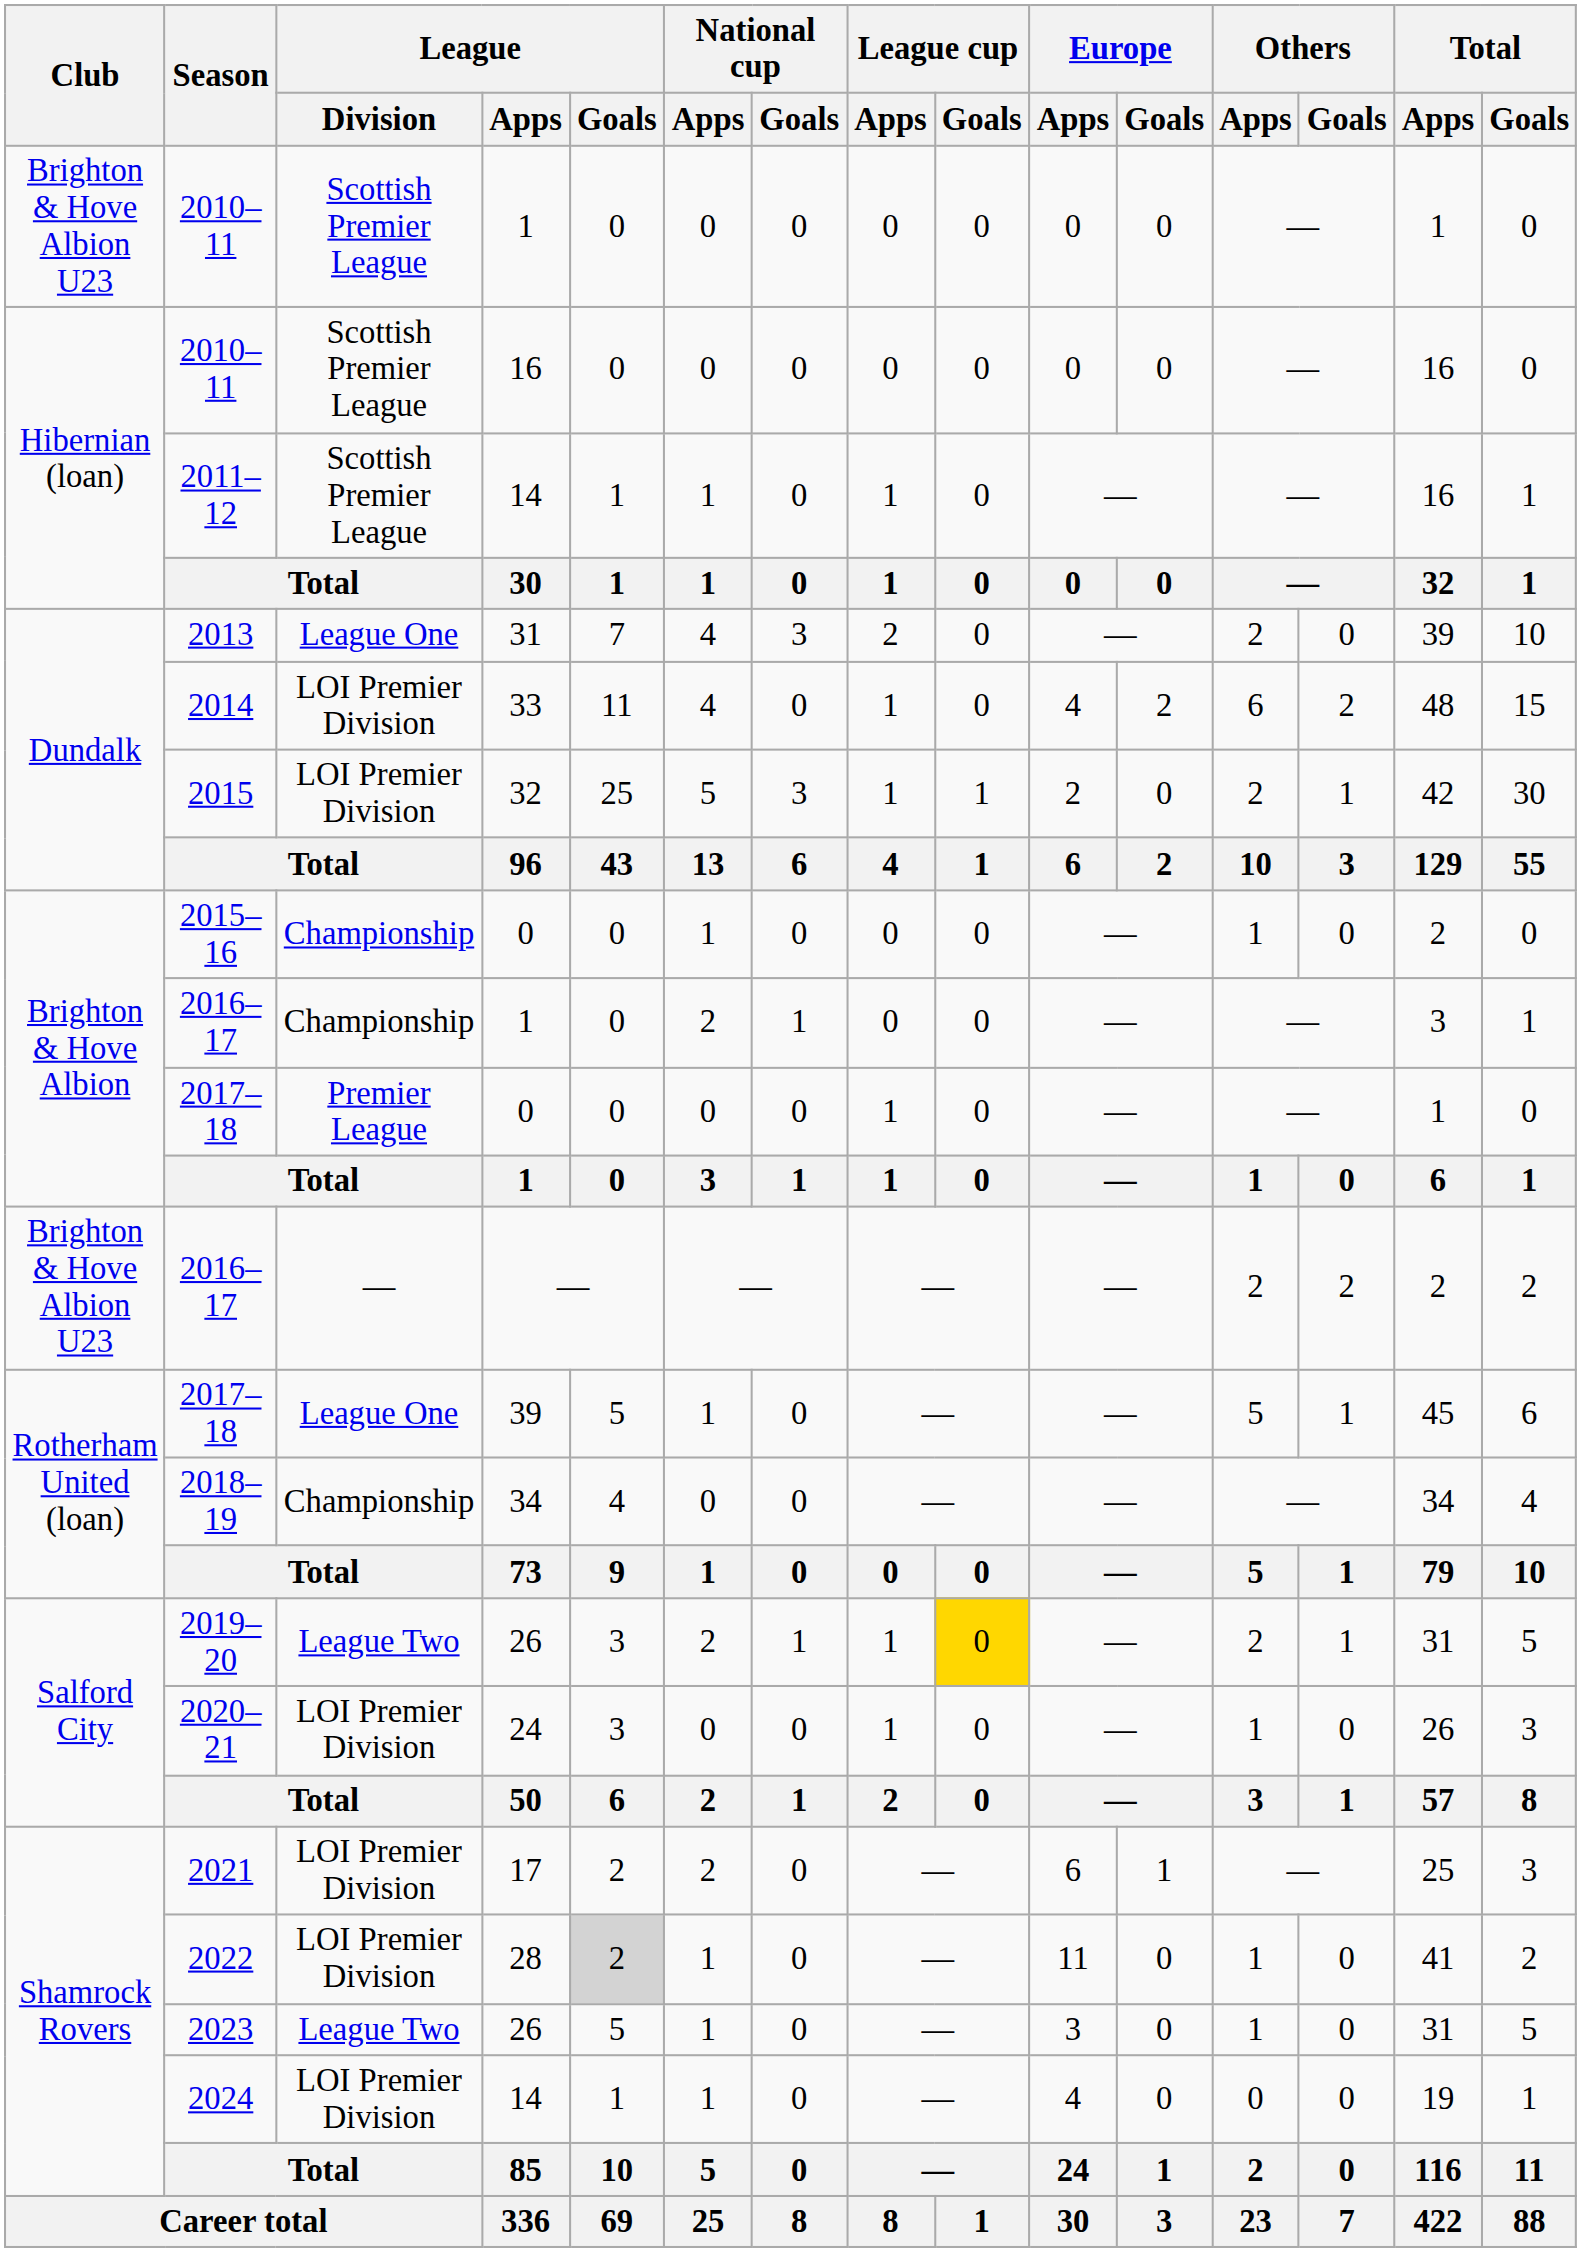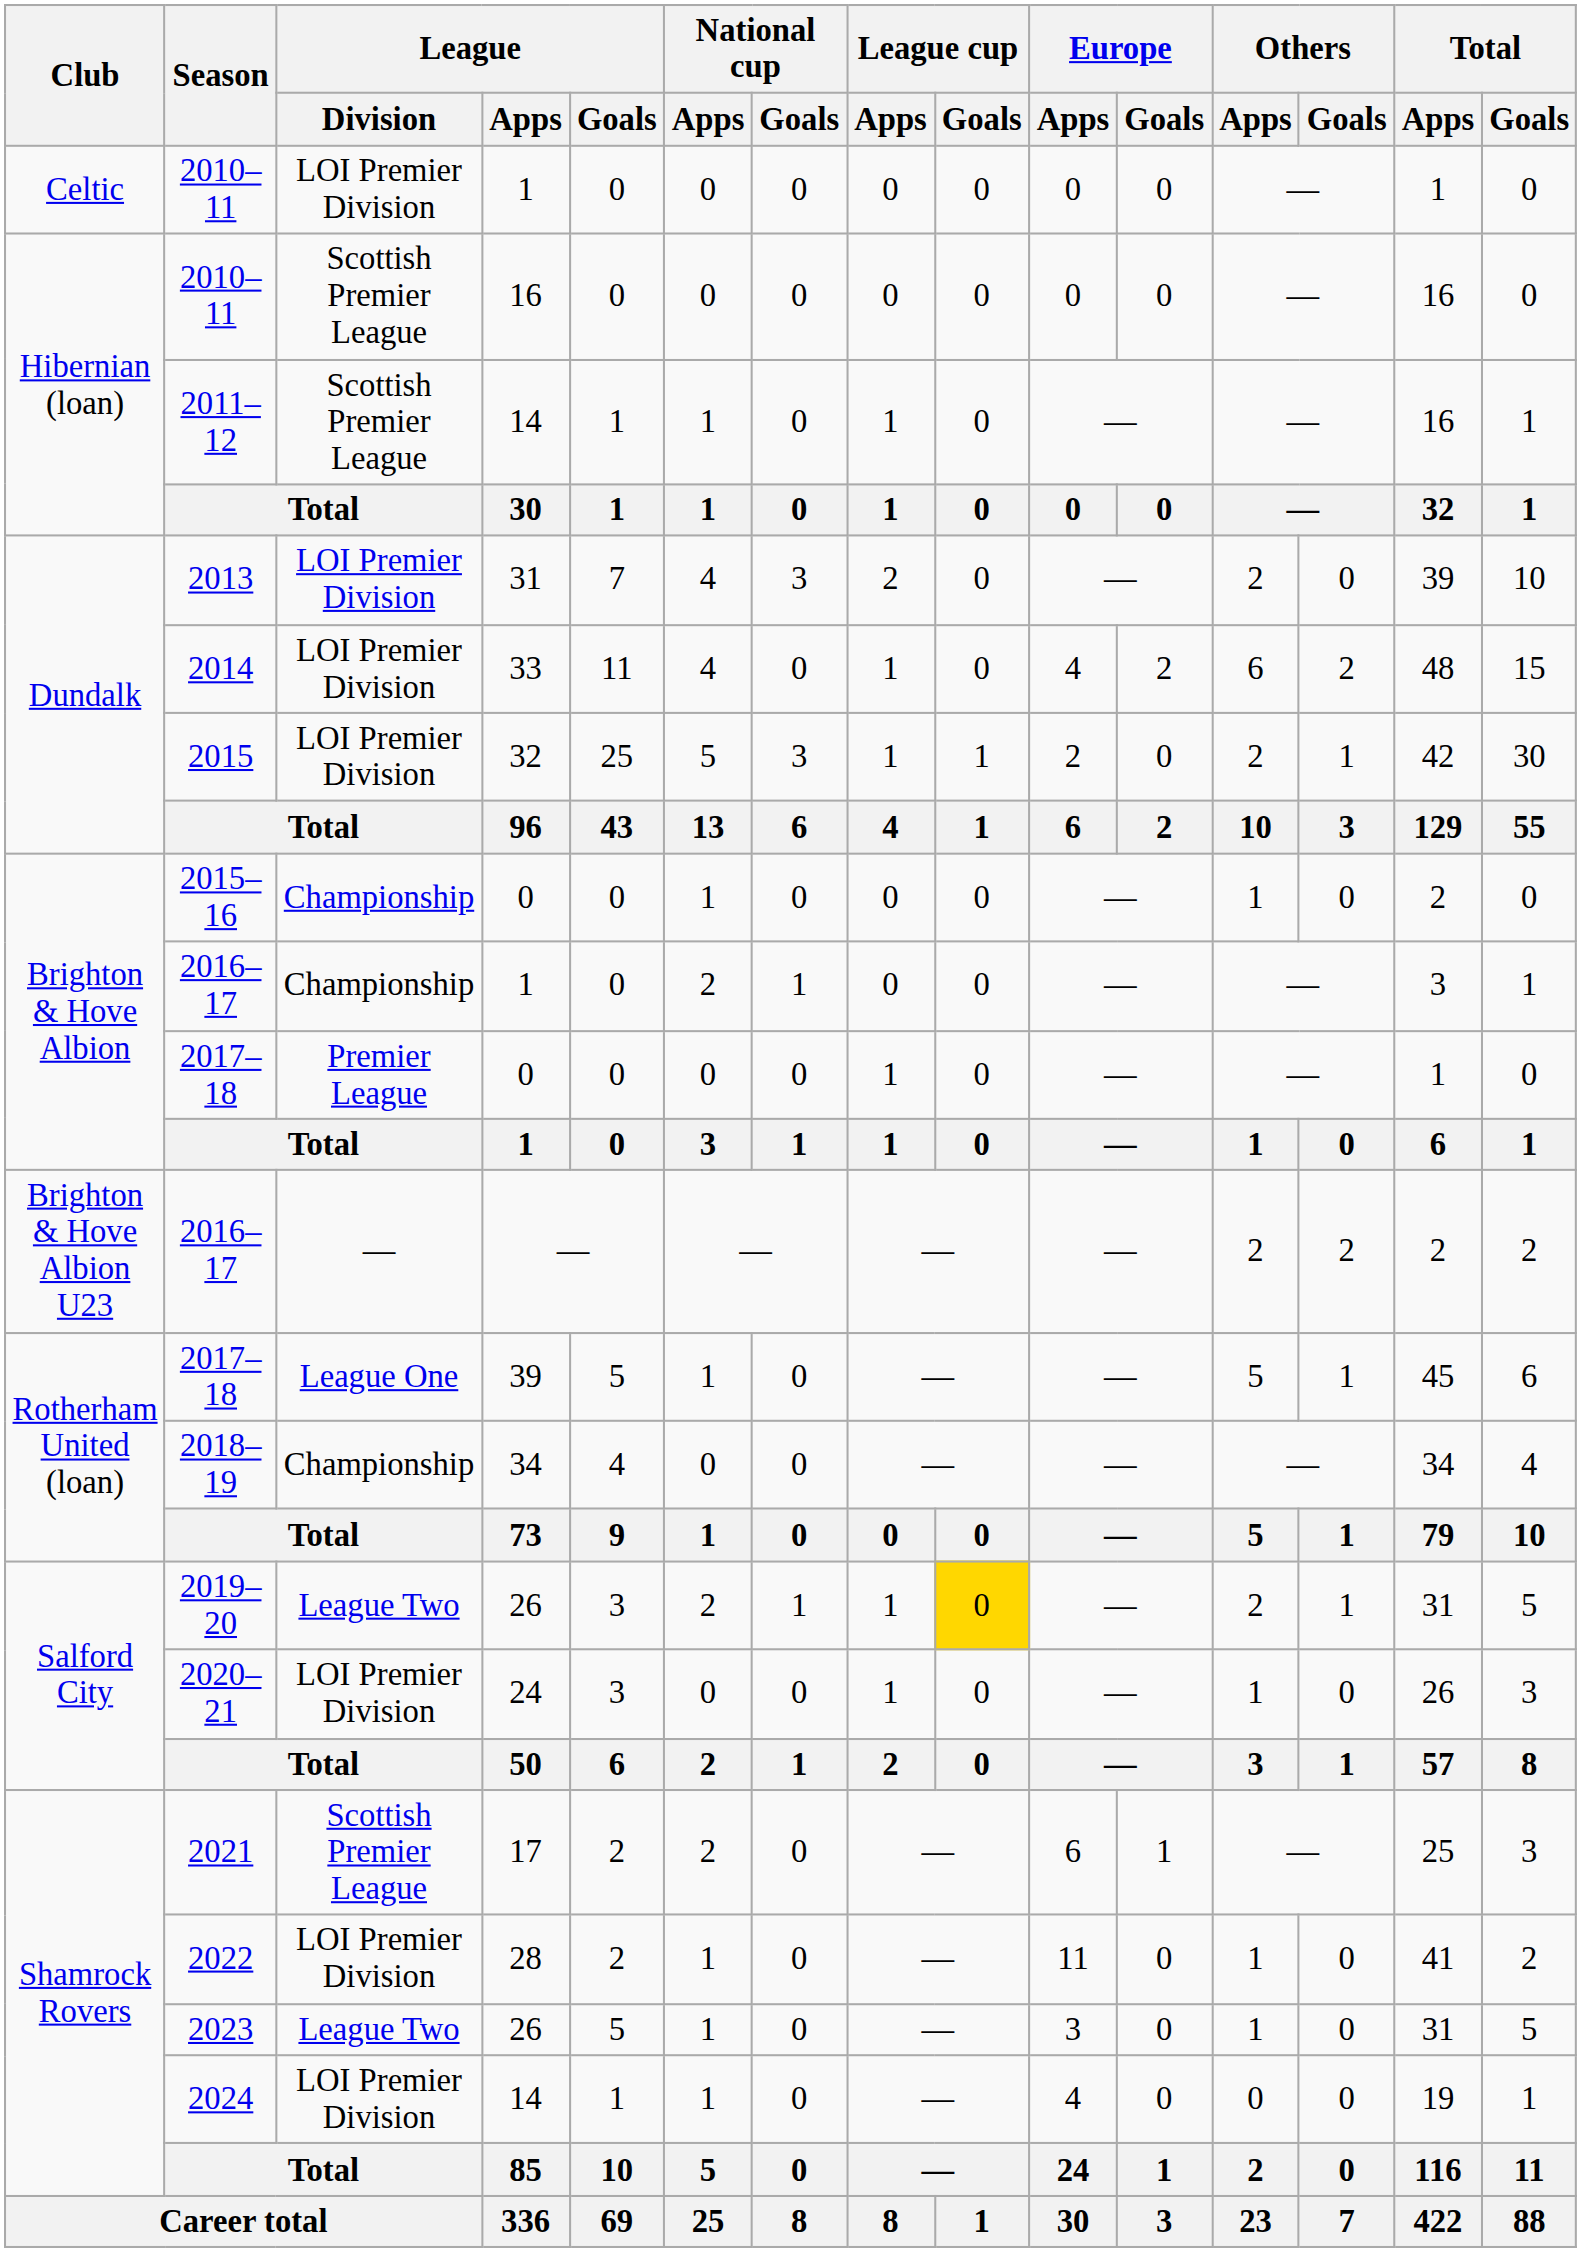(85, 225) Brighton & Hove Albion U23 -> (85, 188) Celtic
(379, 225) Scottish Premier League -> (379, 188) LOI Premier Division
(379, 634) League One -> (379, 579) LOI Premier Division
(379, 1870) LOI Premier Division -> (379, 1851) Scottish Premier League
(617, 1958) lightgrey background -> (617, 1958) no background
